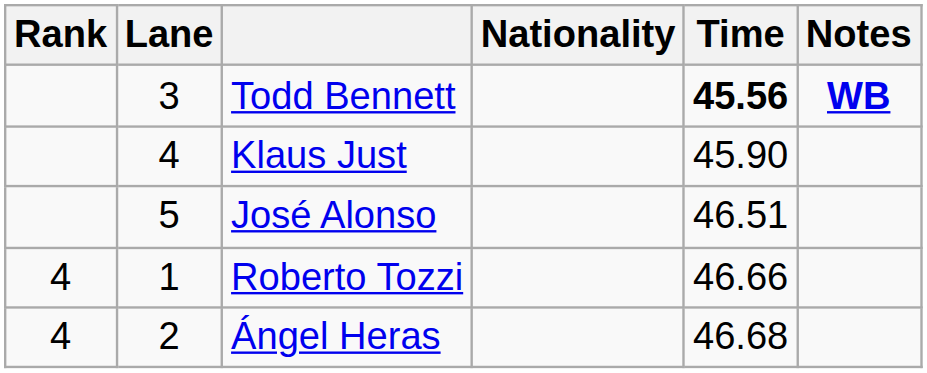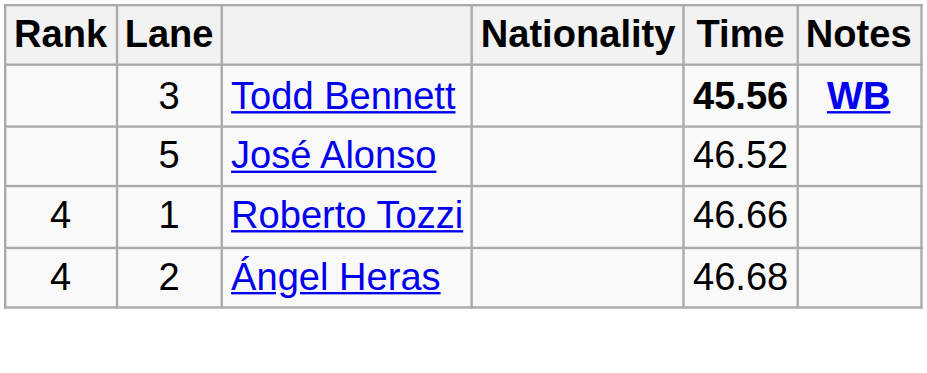- row: (319, 155)
(741, 215) 46.51 -> (741, 155) 46.52
